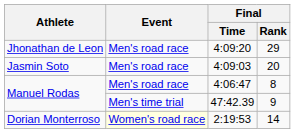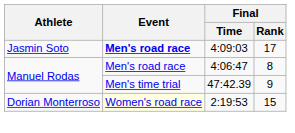- row: (232, 49)
(148, 67) normal -> (148, 49) bold
(273, 67) 20 -> (270, 49) 17
(273, 120) 14 -> (270, 102) 15
